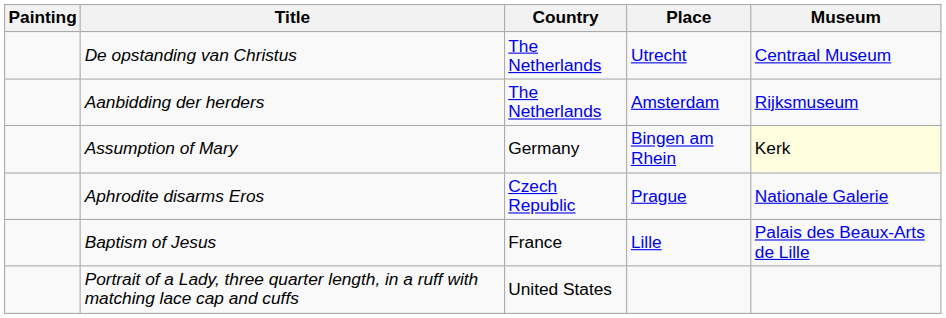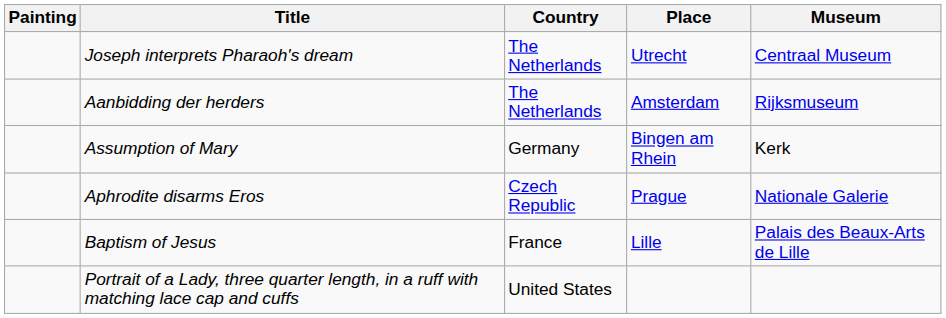+ row: (219, 55)
- row: (191, 55)
(773, 149) lightyellow background -> (773, 149) no background
